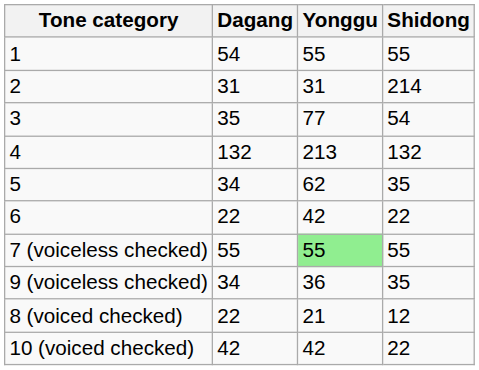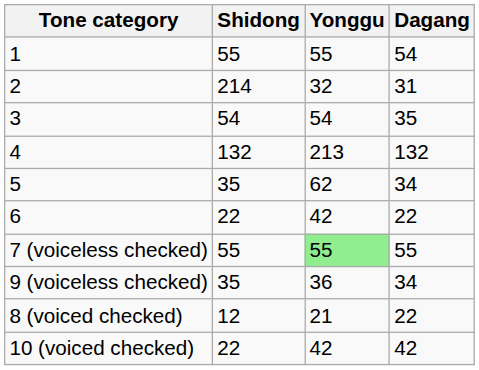columns swapped: (429, 20) <-> (255, 20)
(314, 86) 31 -> (321, 86) 32
(314, 119) 77 -> (321, 119) 54
